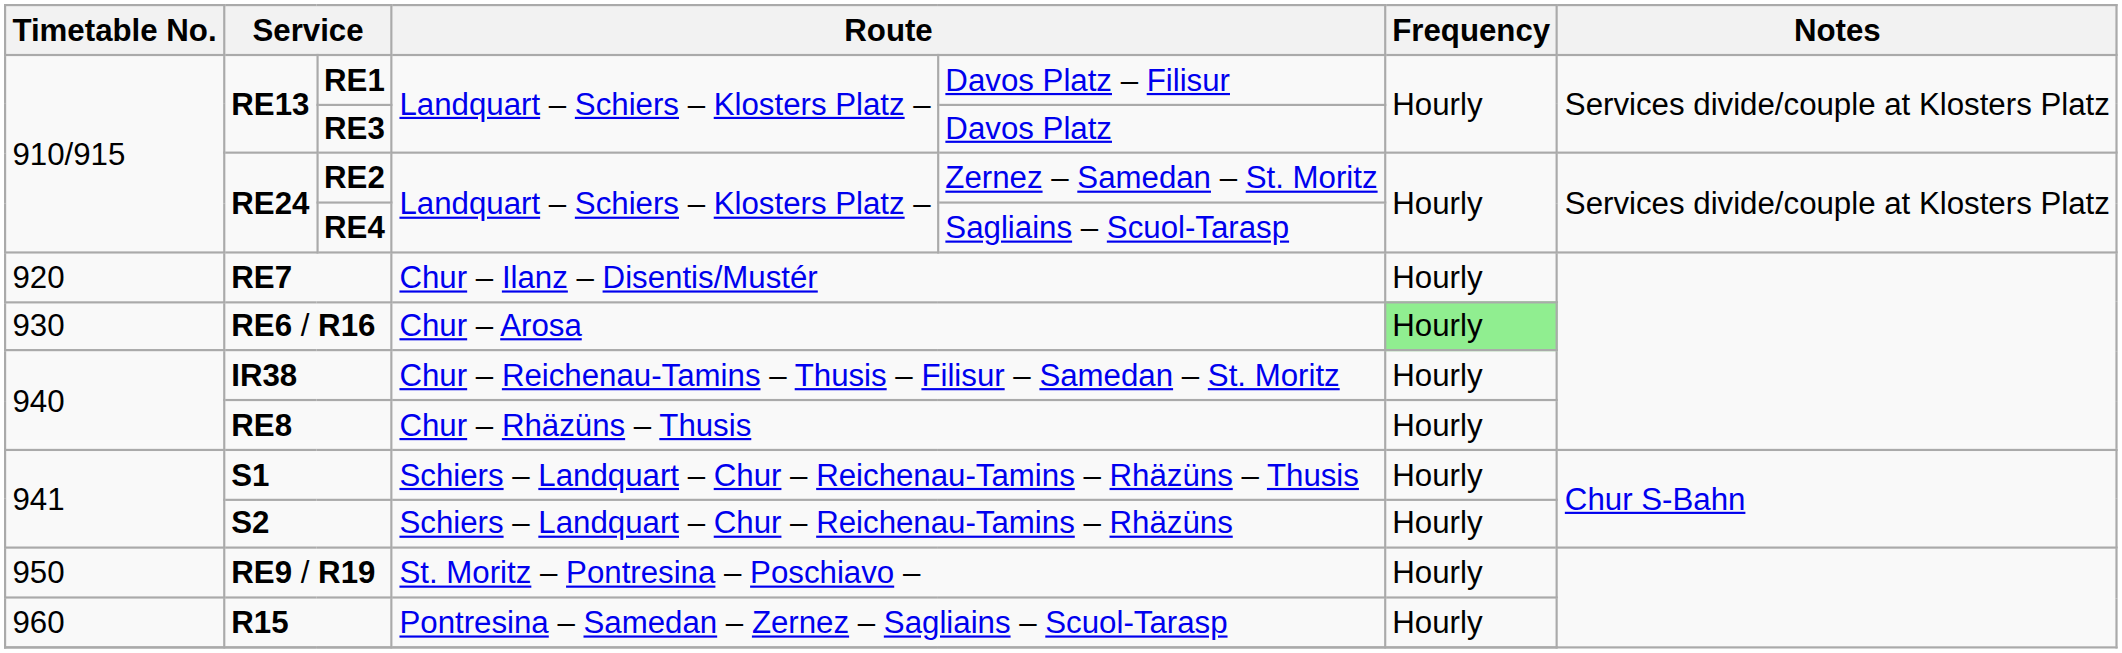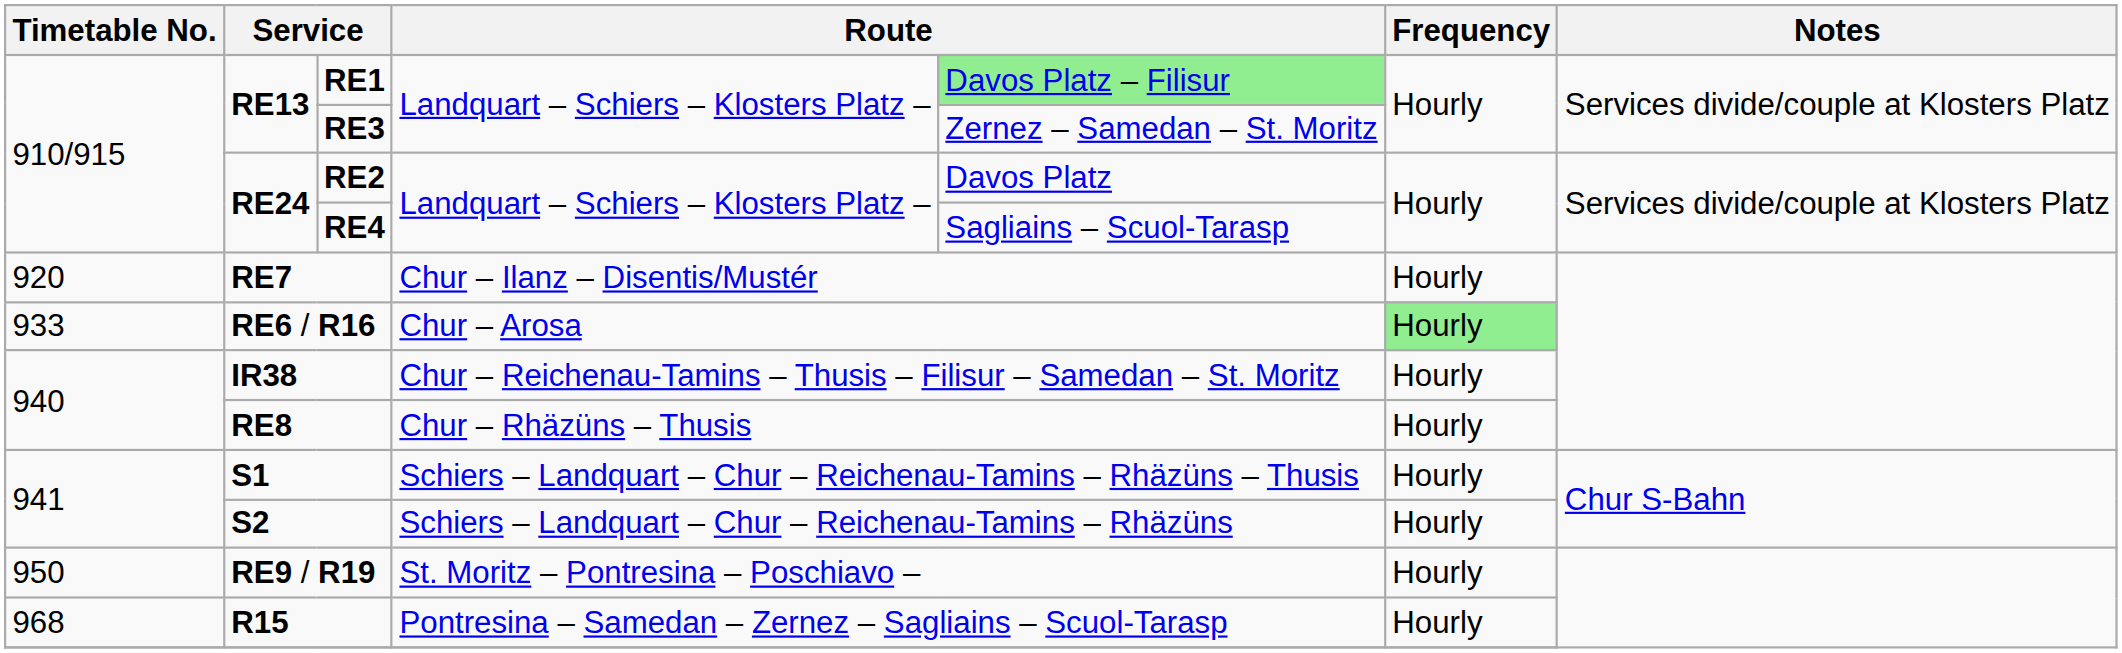(1088, 80) no background -> (1088, 80) lightgreen background
(1029, 129) Davos Platz -> (1161, 129) Zernez – Samedan – St. Moritz
(1161, 178) Zernez – Samedan – St. Moritz -> (1029, 178) Davos Platz
(38, 326) 930 -> (38, 326) 933
(38, 623) 960 -> (38, 623) 968
